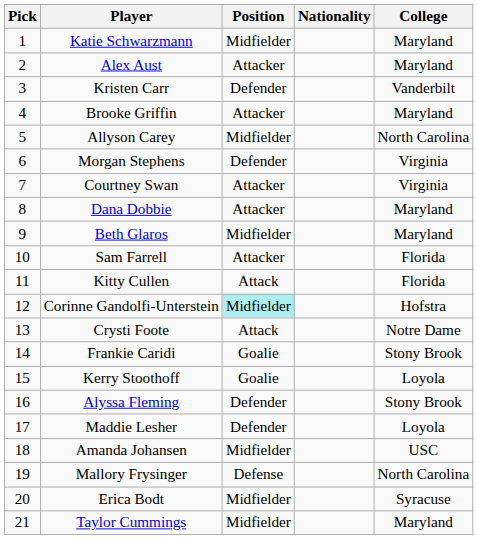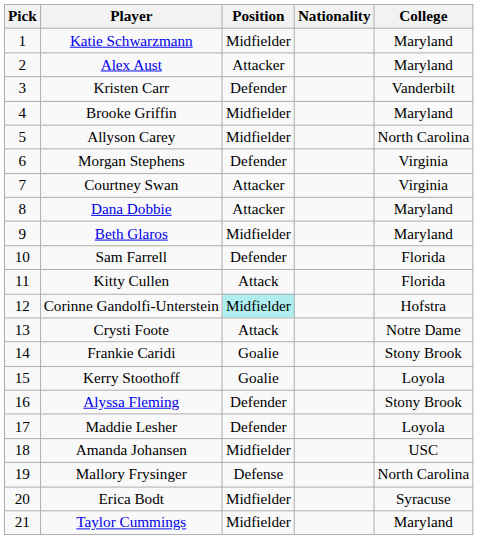(258, 112) Attacker -> (258, 112) Midfielder
(258, 257) Attacker -> (258, 257) Defender
